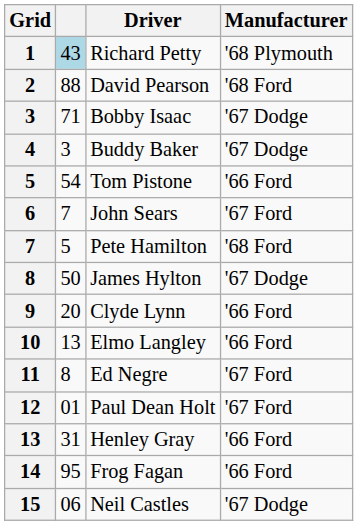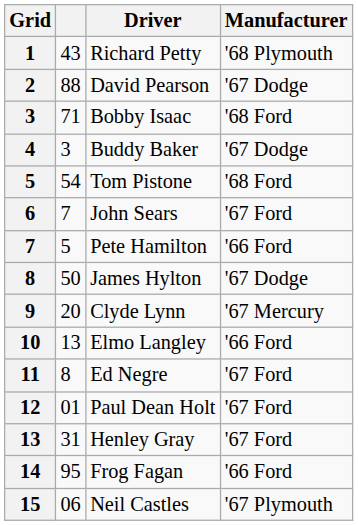(71, 52) lightblue background -> (71, 52) no background
(259, 85) '68 Ford -> (266, 85) '67 Dodge
(266, 117) '67 Dodge -> (259, 117) '68 Ford
(259, 181) '66 Ford -> (259, 181) '68 Ford
(259, 246) '68 Ford -> (259, 246) '66 Ford
(259, 310) '66 Ford -> (274, 310) '67 Mercury
(259, 439) '66 Ford -> (259, 439) '67 Ford
(266, 504) '67 Dodge -> (279, 504) '67 Plymouth
